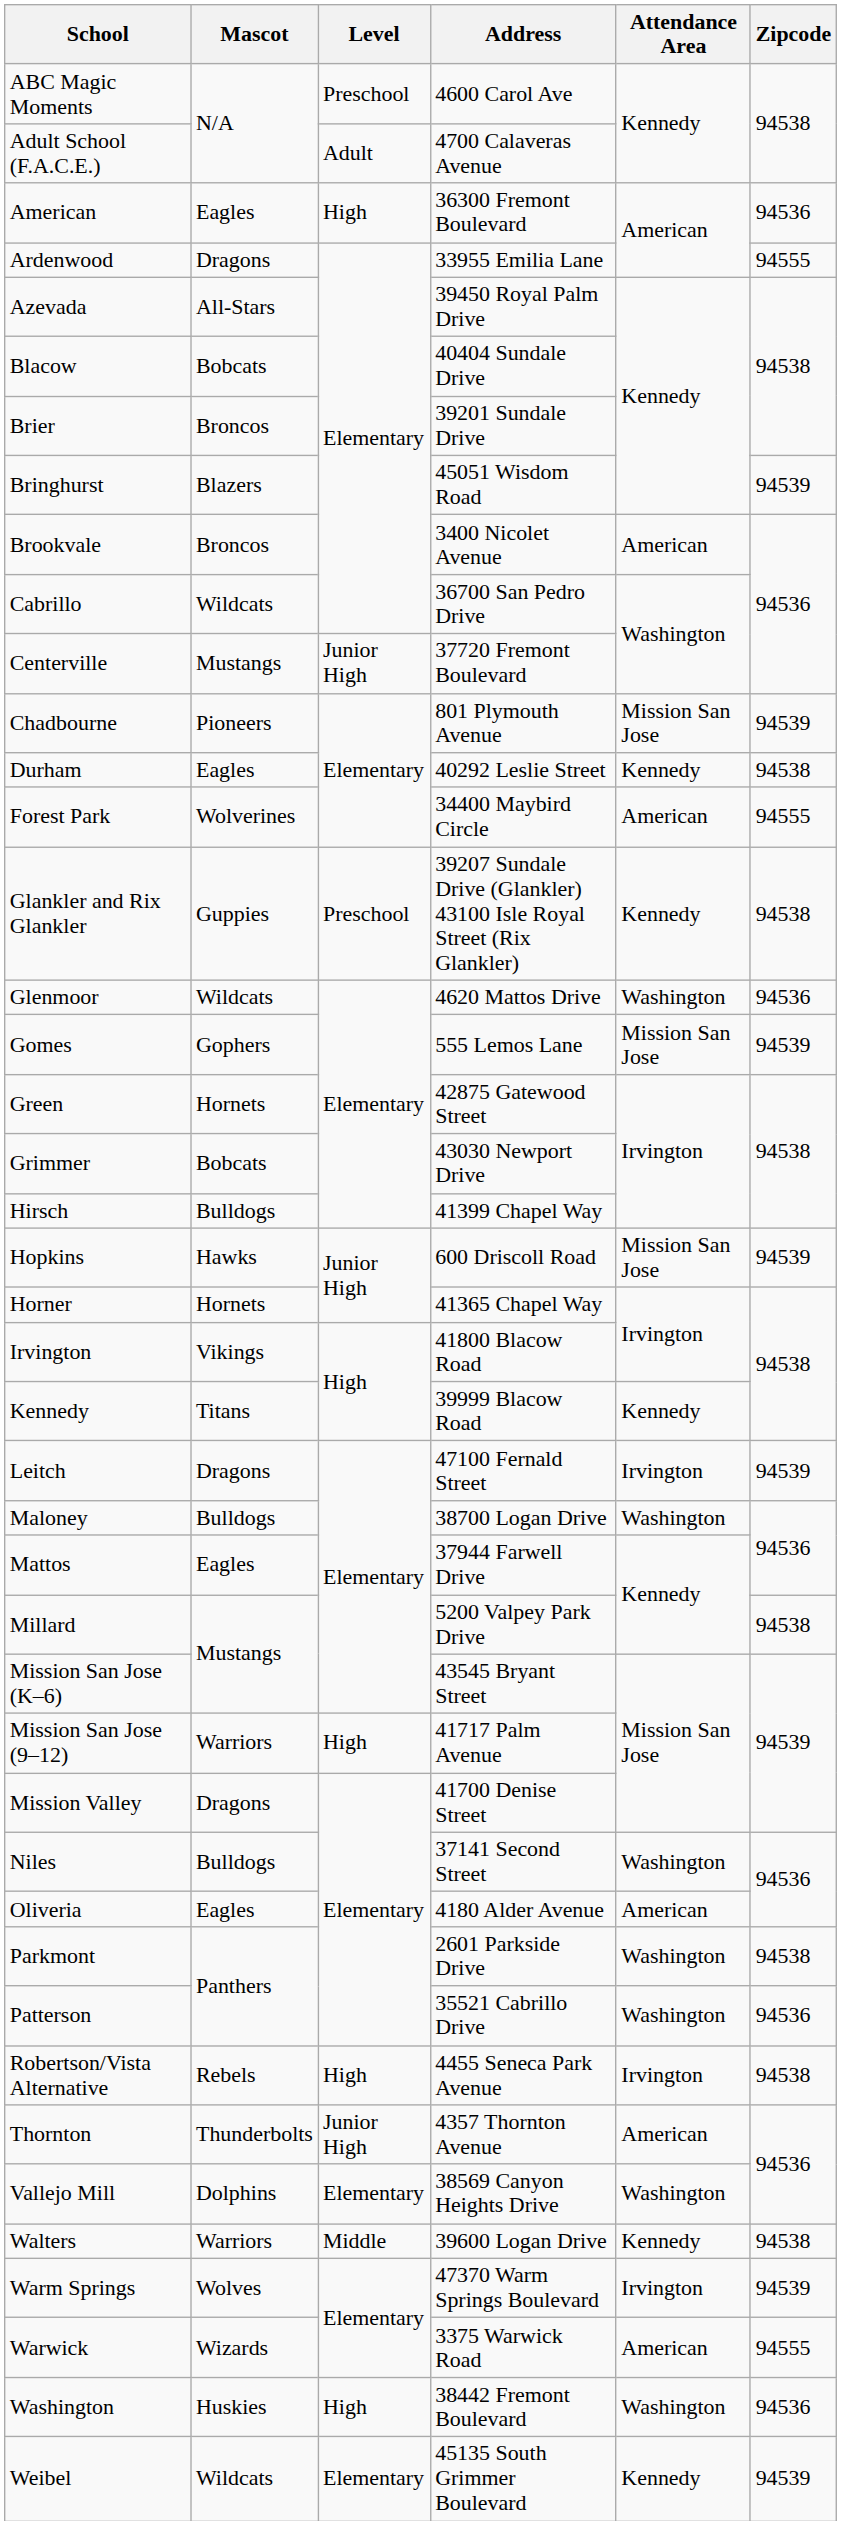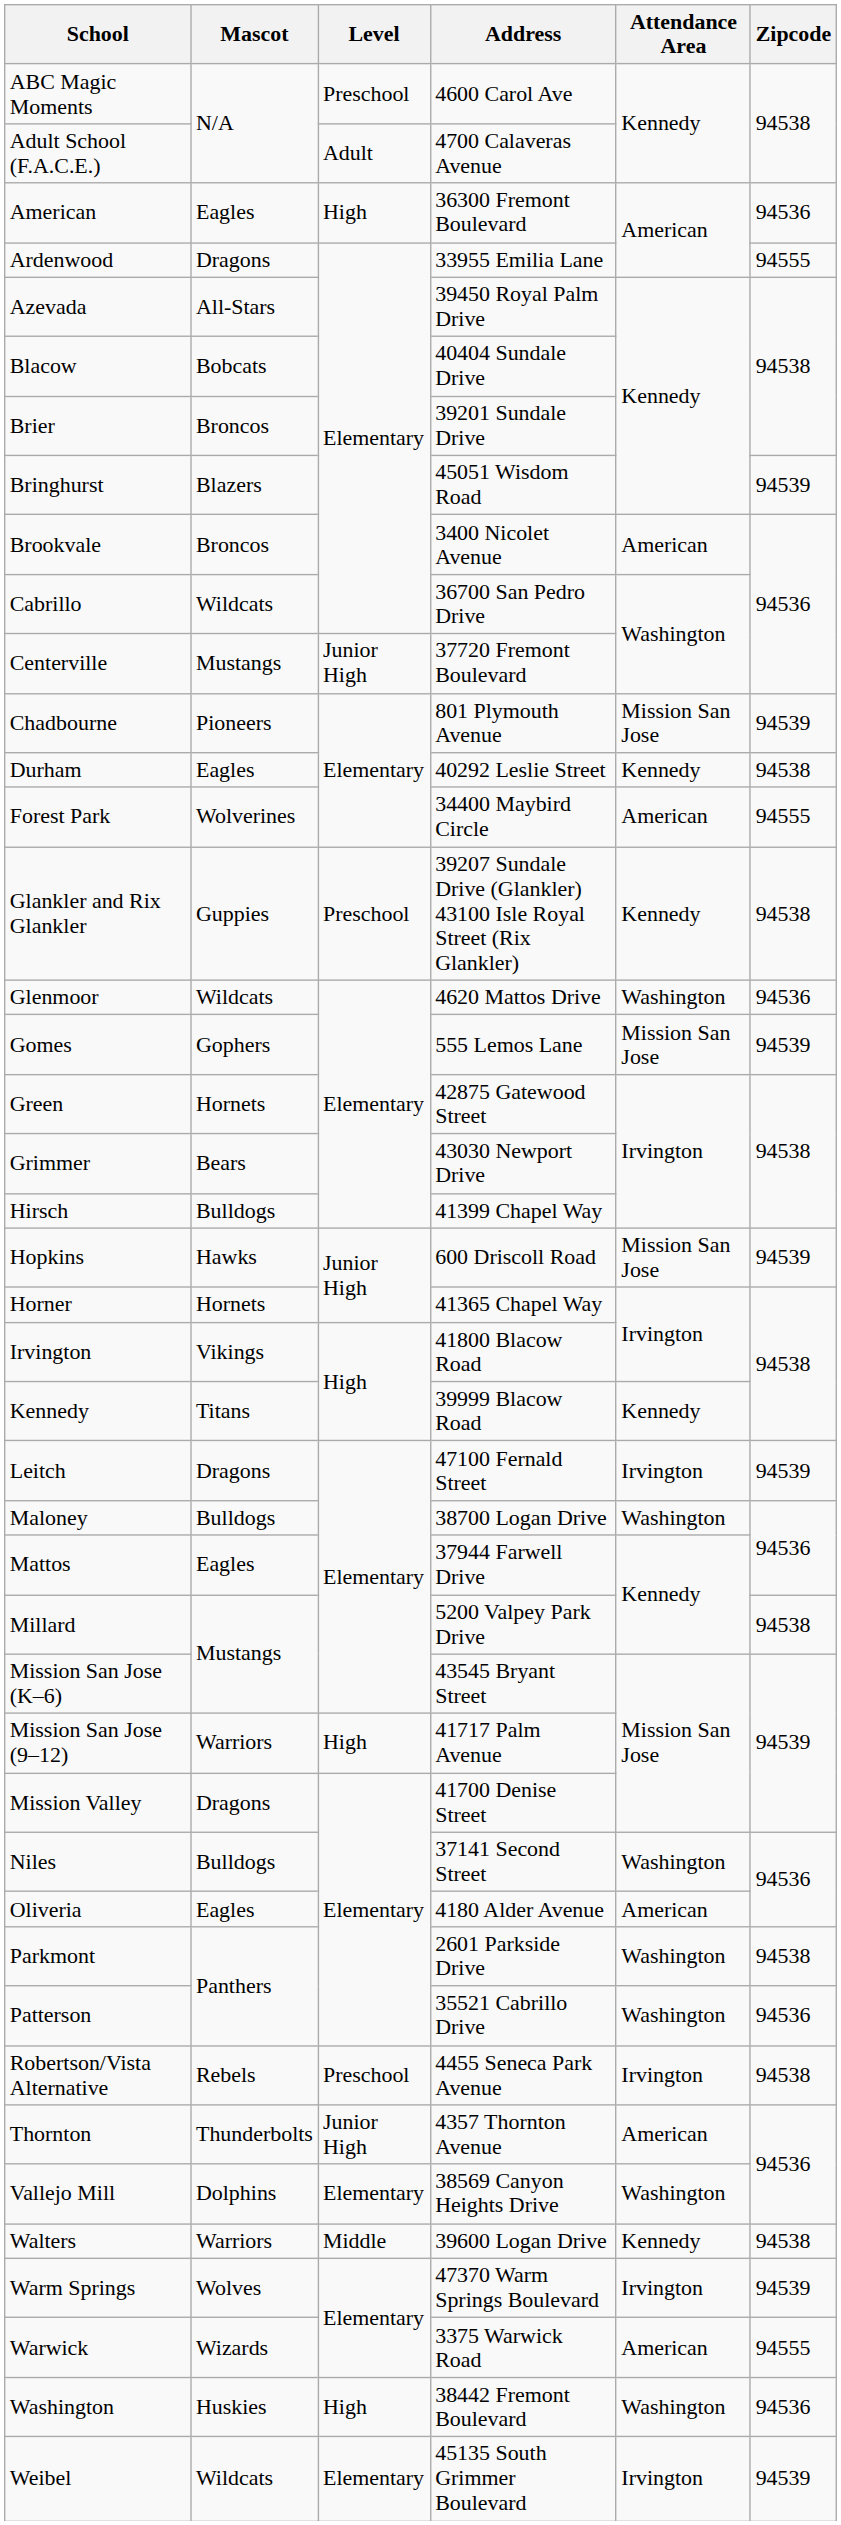(231, 1163) Bobcats -> (221, 1163) Bears
(345, 2074) High -> (366, 2074) Preschool
(661, 2478) Kennedy -> (662, 2478) Irvington
